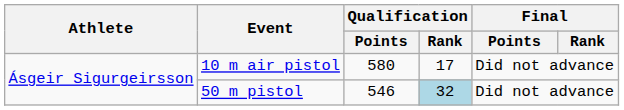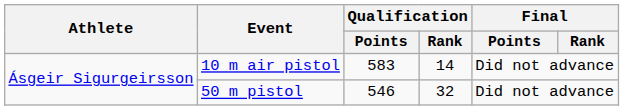(381, 66) 580 -> (381, 66) 583
(445, 66) 17 -> (445, 66) 14
(445, 92) lightblue background -> (445, 92) no background
